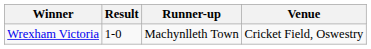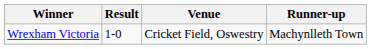columns swapped: (192, 14) <-> (304, 14)
